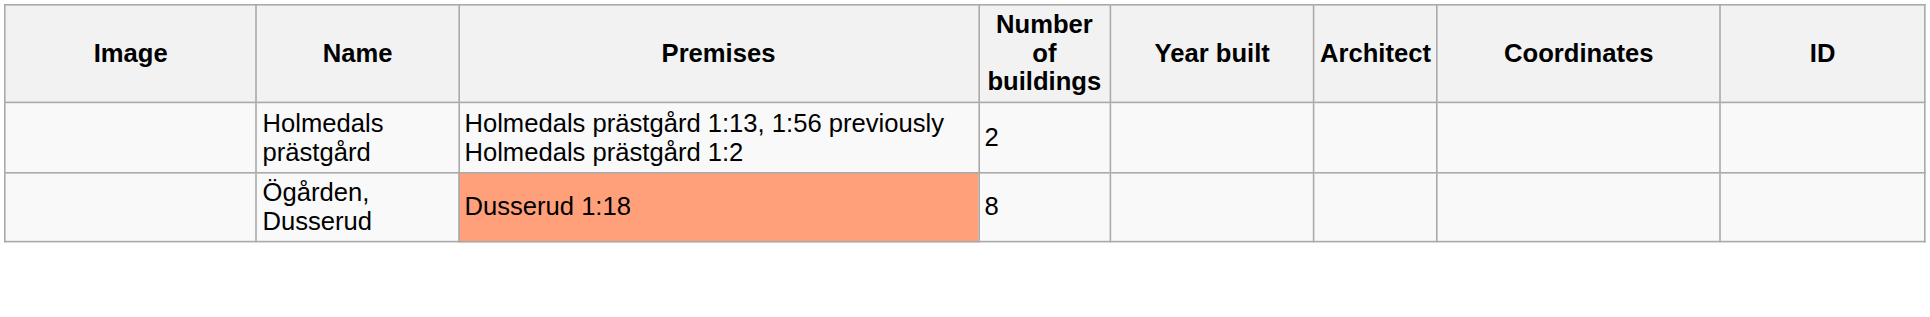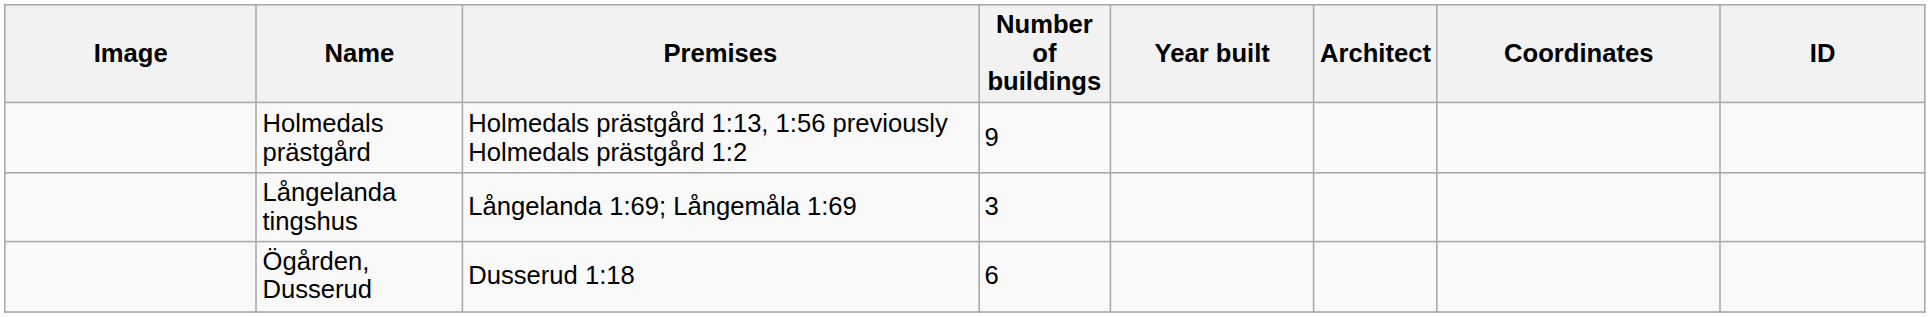(992, 137) 2 -> (992, 137) 9
+ row: (329, 206)
(548, 206) lightsalmon background -> (551, 276) no background
(992, 206) 8 -> (992, 276) 6
